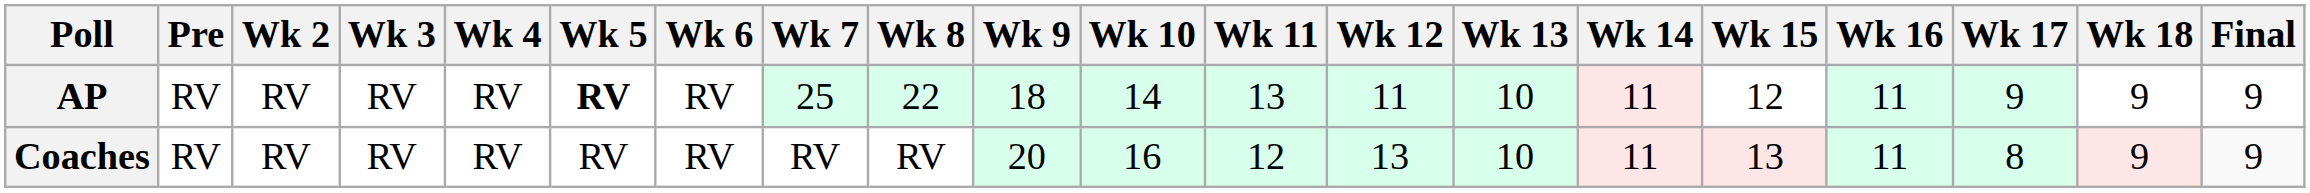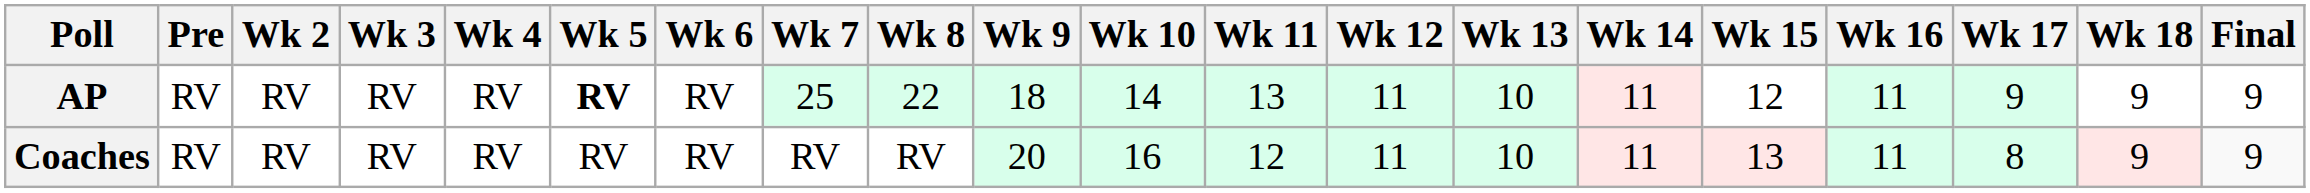(1390, 156) 13 -> (1390, 156) 11
